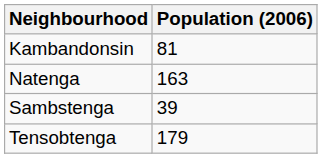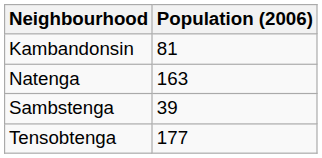(172, 138) 179 -> (172, 138) 177
